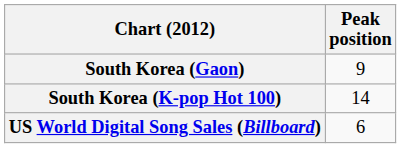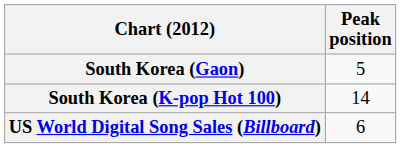(360, 68) 9 -> (360, 68) 5
